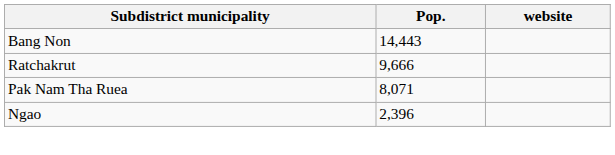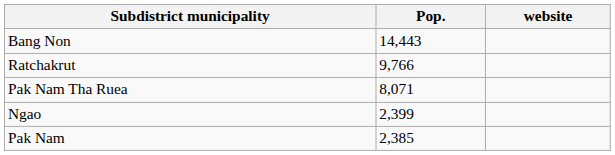(397, 65) 9,666 -> (397, 65) 9,766
(397, 114) 2,396 -> (397, 114) 2,399
+ row: (36, 138)
